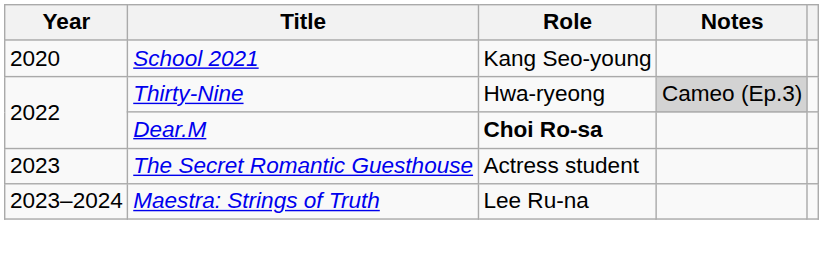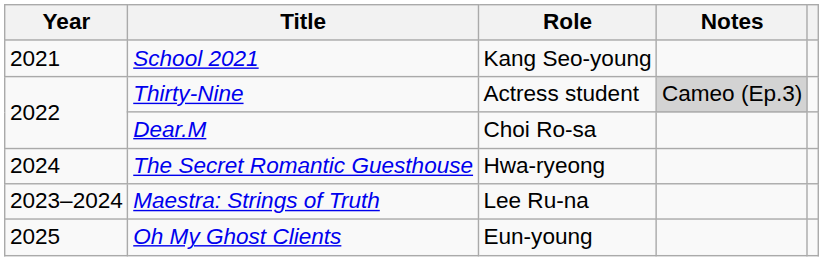(35, 58) 2020 -> (35, 58) 2021
(544, 93) Hwa-ryeong -> (561, 93) Actress student
(543, 129) bold -> (540, 129) normal
(35, 165) 2023 -> (35, 165) 2024
(561, 165) Actress student -> (544, 165) Hwa-ryeong
+ row: (237, 237)
